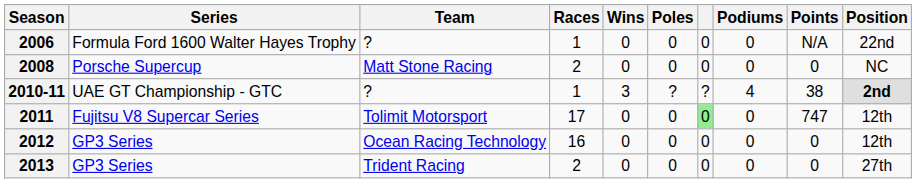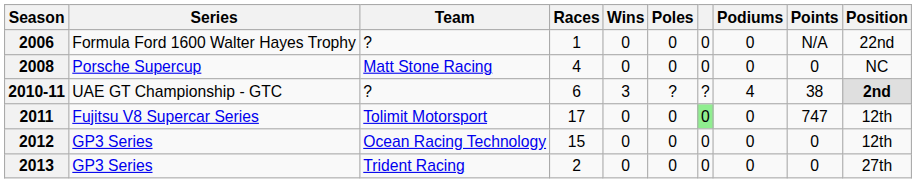(577, 67) 2 -> (577, 67) 4
(577, 92) 1 -> (577, 92) 6
(577, 141) 16 -> (577, 141) 15
